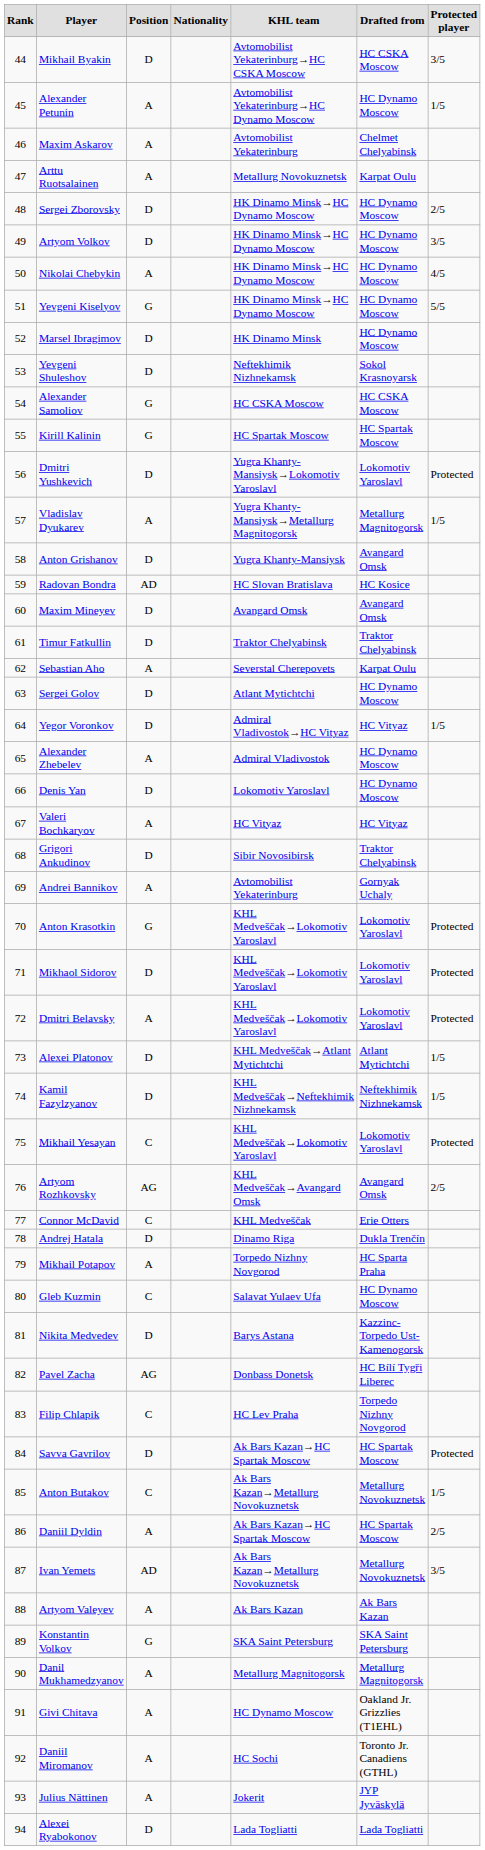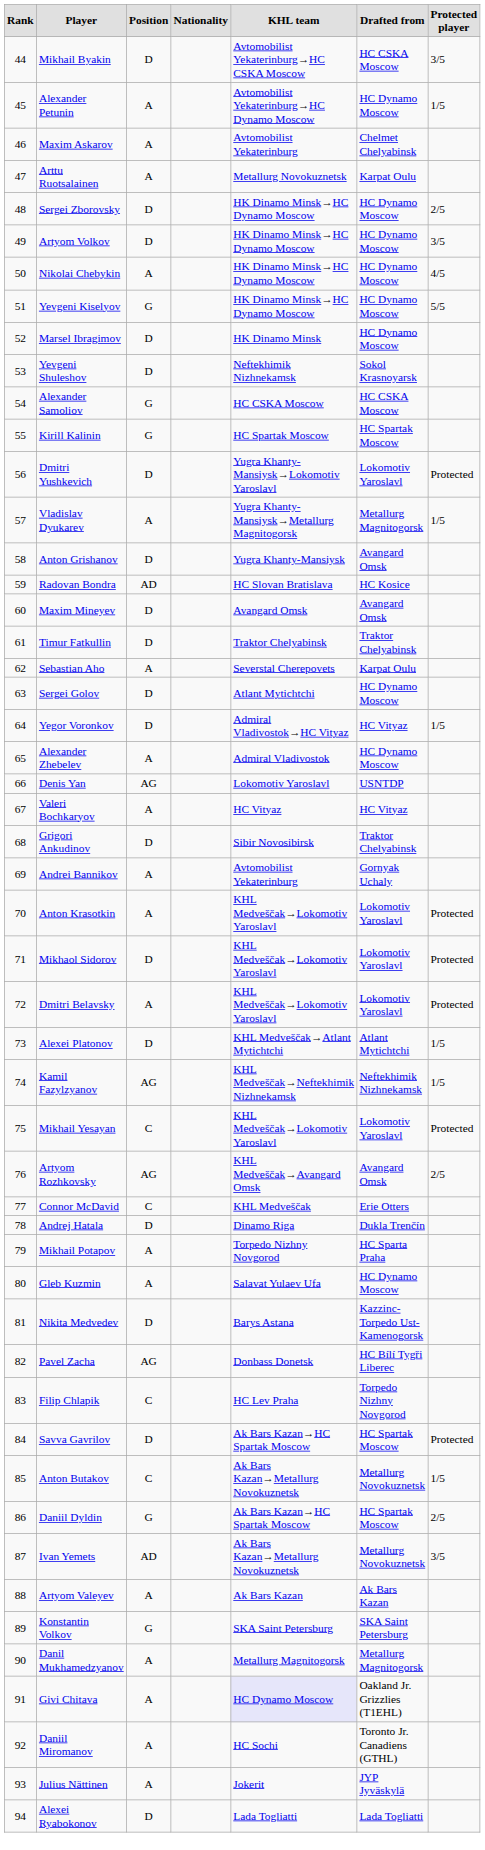(149, 790) D -> (149, 783) AG
(388, 790) HC Dynamo Moscow -> (382, 783) USNTDP
(149, 926) G -> (149, 913) A
(149, 1096) D -> (149, 1082) AG
(149, 1296) C -> (149, 1283) A
(149, 1531) A -> (149, 1517) G
(283, 1712) no background -> (283, 1699) lavender background
